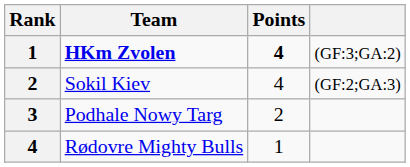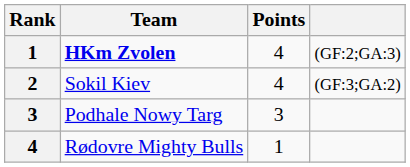(279, 51) bold -> (279, 51) normal
(358, 52) (GF:3;GA:2) -> (358, 52) (GF:2;GA:3)
(358, 84) (GF:2;GA:3) -> (358, 84) (GF:3;GA:2)
(279, 114) 2 -> (279, 114) 3
